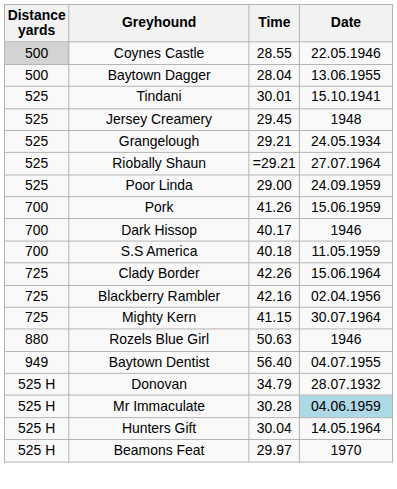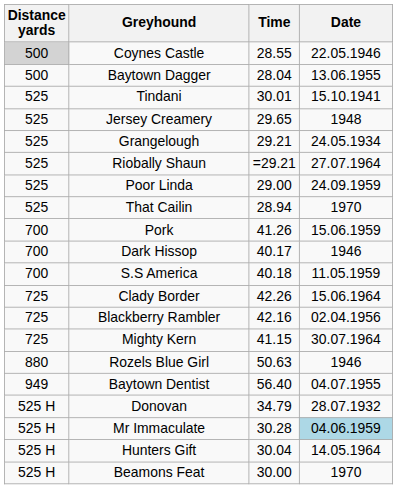(274, 119) 29.45 -> (274, 119) 29.65
+ row: (159, 207)
(274, 450) 29.97 -> (274, 472) 30.00
